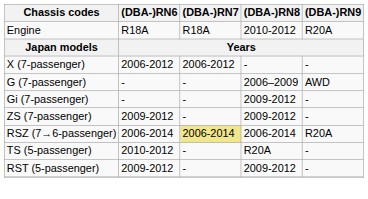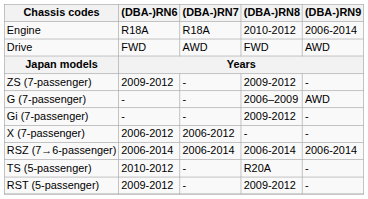(319, 30) R20A -> (331, 30) 2006-2014
+ row: (20, 47)
rows swapped: (46, 64) <-> (49, 116)
(209, 133) khaki background -> (209, 151) no background
(319, 133) R20A -> (331, 151) 2006-2014
